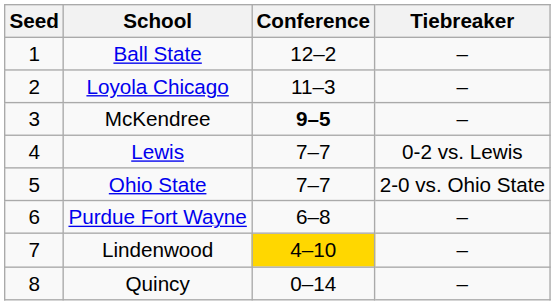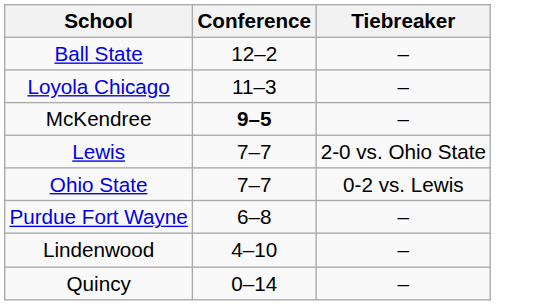- column: (34, 21)
(462, 152) 0-2 vs. Lewis -> (403, 152) 2-0 vs. Ohio State
(462, 185) 2-0 vs. Ohio State -> (403, 185) 0-2 vs. Lewis
(313, 250) gold background -> (254, 250) no background
